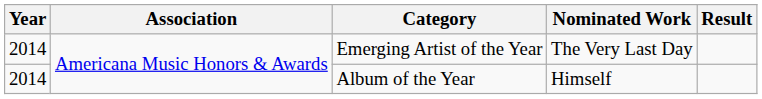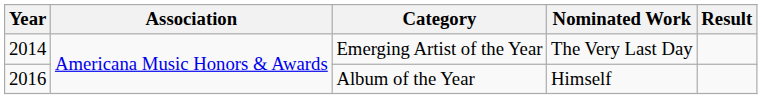(28, 78) 2014 -> (28, 78) 2016
